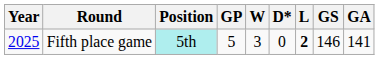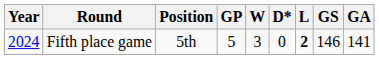(24, 41) 2025 -> (24, 41) 2024
(186, 41) paleturquoise background -> (186, 41) no background
